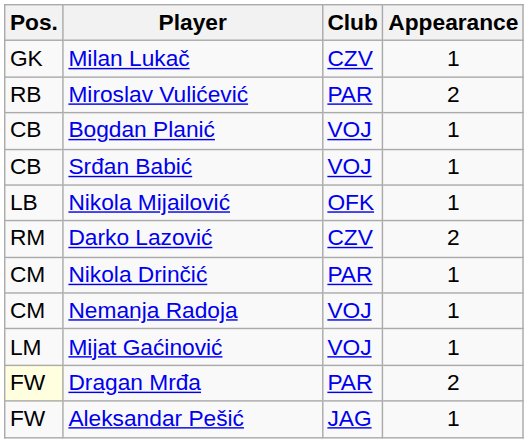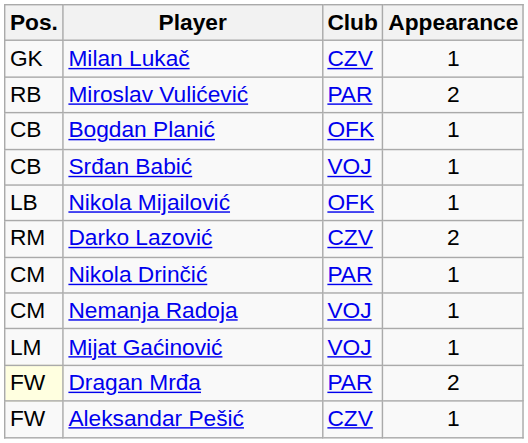(349, 130) VOJ -> (351, 130) OFK
(349, 418) JAG -> (350, 418) CZV
